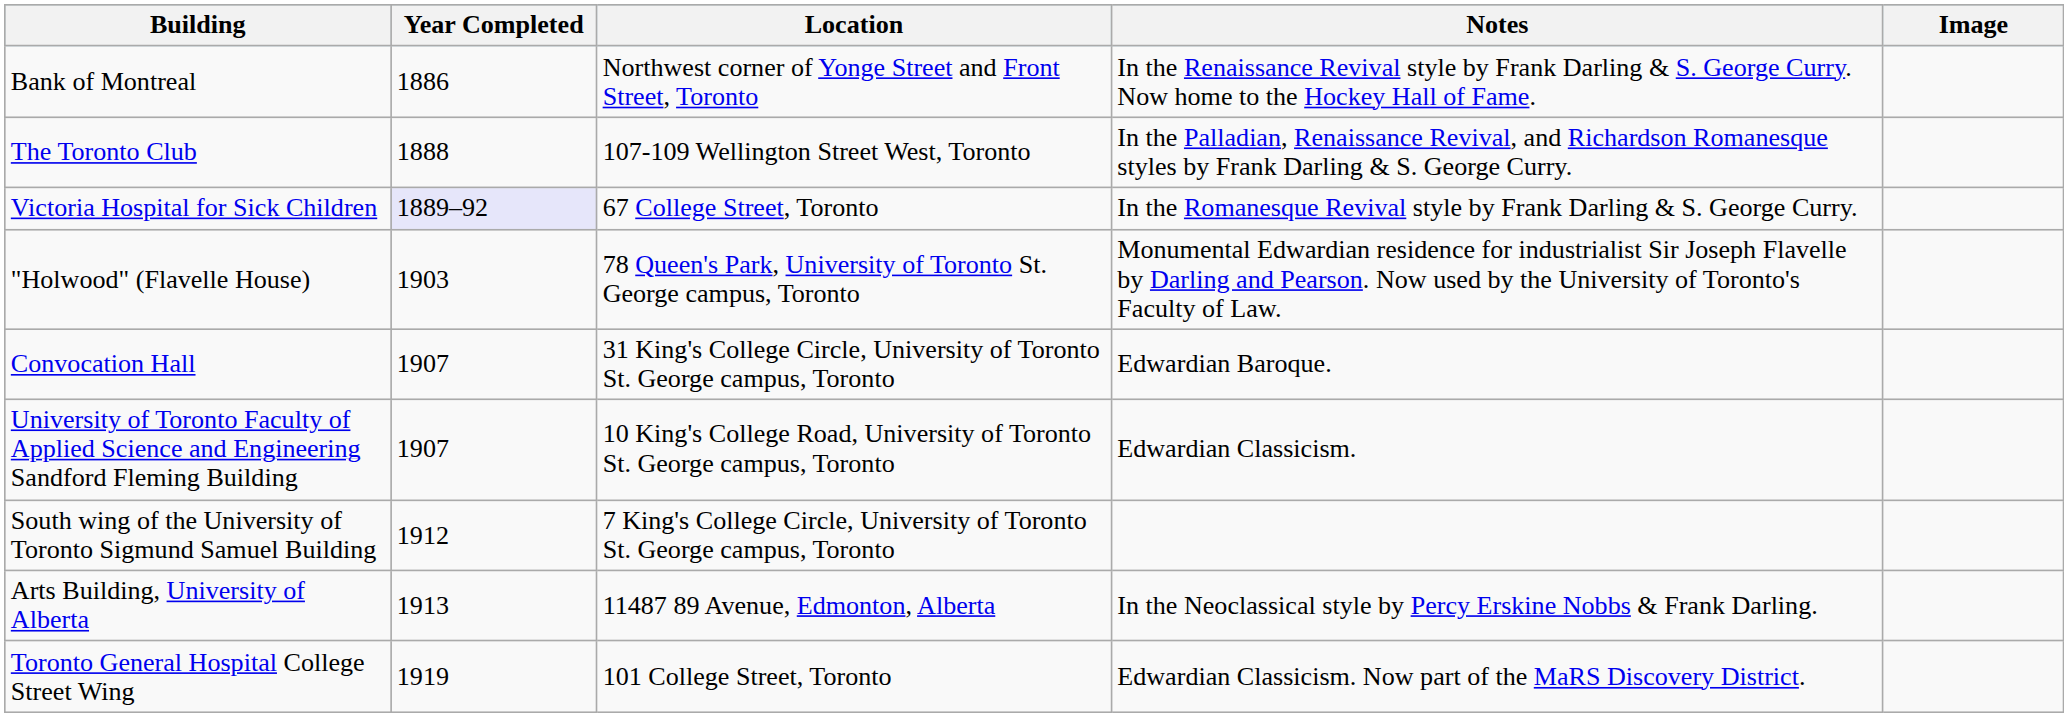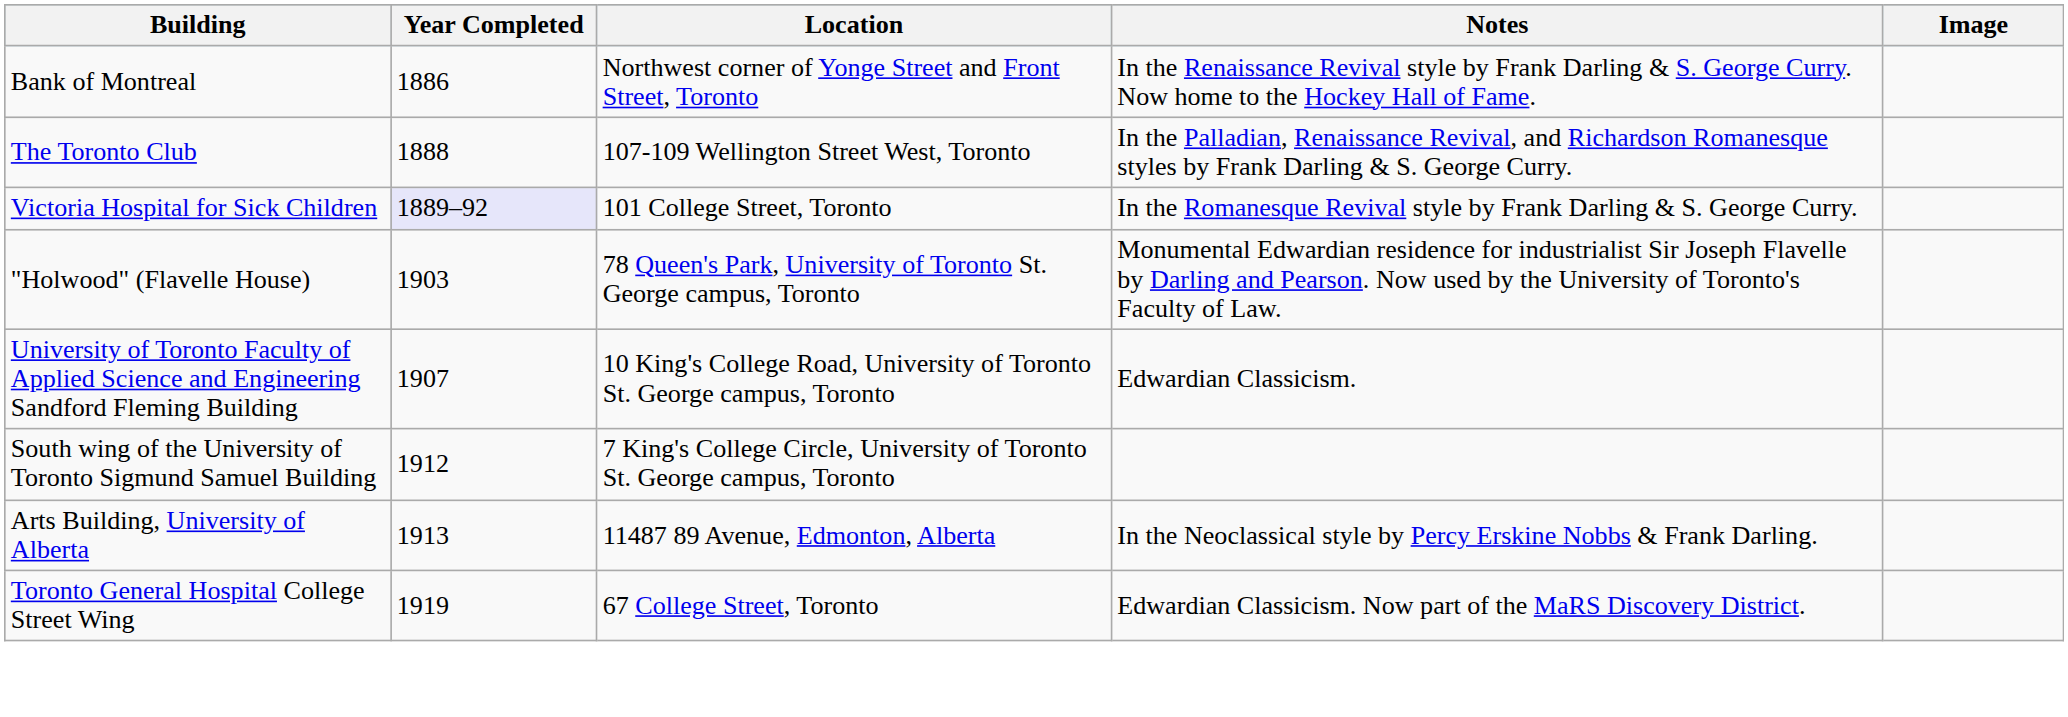(741, 207) 67 College Street, Toronto -> (747, 207) 101 College Street, Toronto
- row: (103, 364)
(747, 676) 101 College Street, Toronto -> (741, 605) 67 College Street, Toronto
